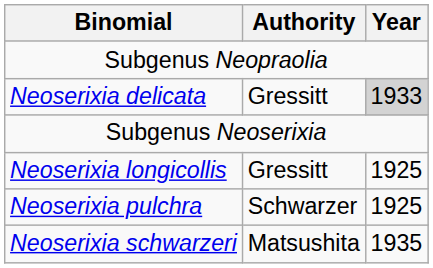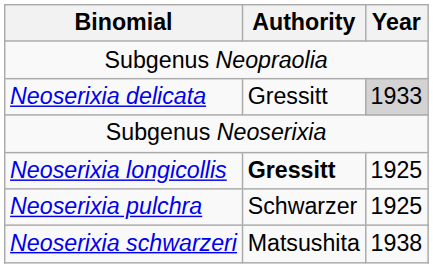(288, 170) normal -> (292, 170) bold
(396, 243) 1935 -> (396, 243) 1938
